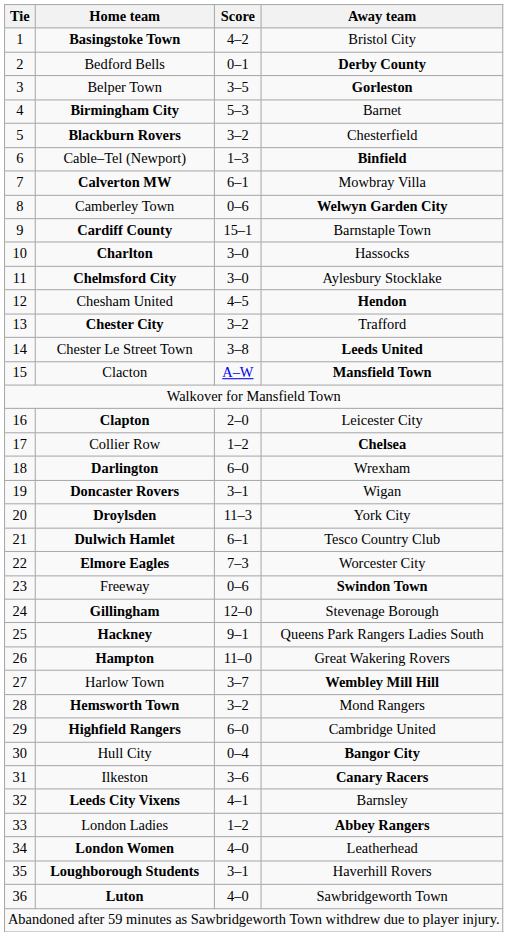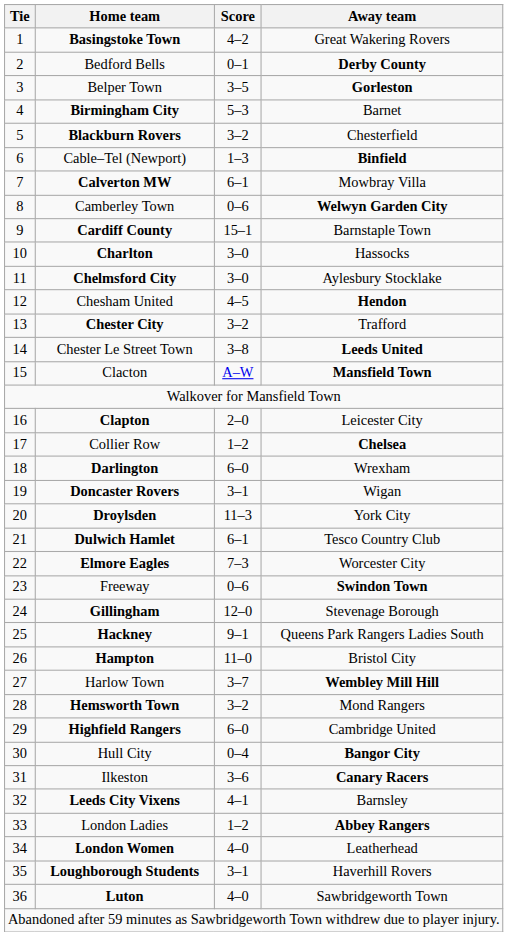(382, 39) Bristol City -> (382, 39) Great Wakering Rovers
(382, 658) Great Wakering Rovers -> (382, 658) Bristol City
